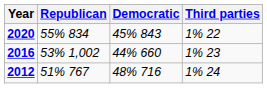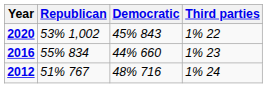(65, 33) 55% 834 -> (70, 33) 53% 1,002
(70, 53) 53% 1,002 -> (65, 53) 55% 834
